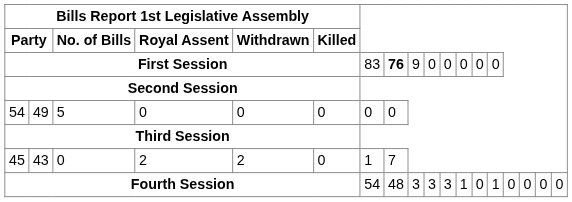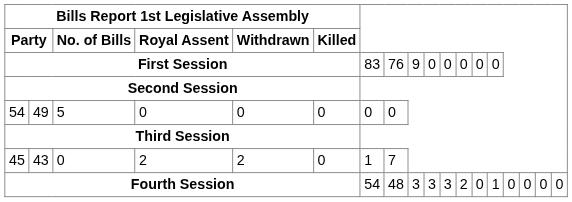(396, 64) bold -> (396, 64) normal
(464, 184) 1 -> (464, 184) 2
